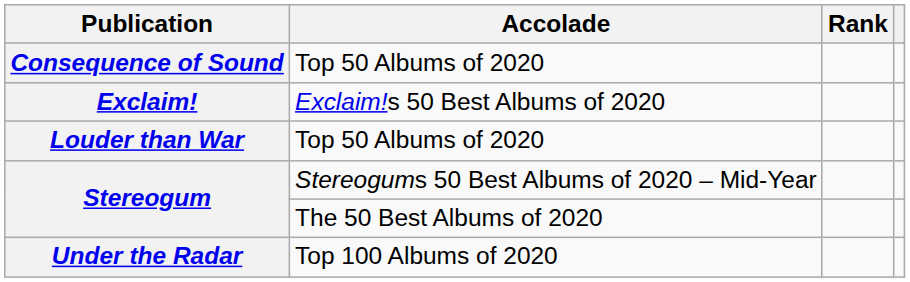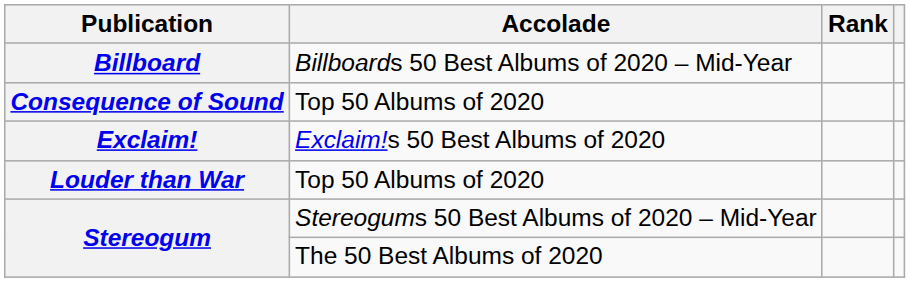+ row: (147, 62)
- row: (147, 256)
